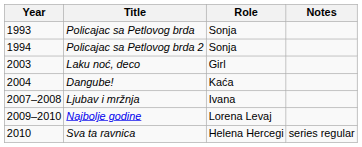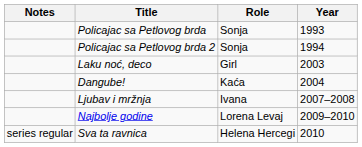columns swapped: (34, 13) <-> (322, 13)
